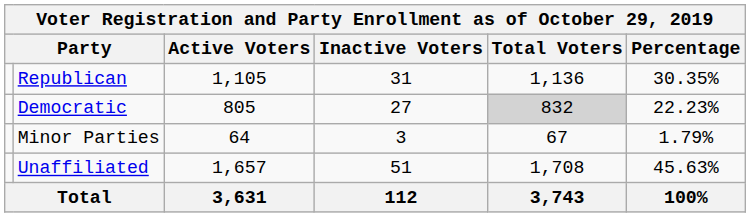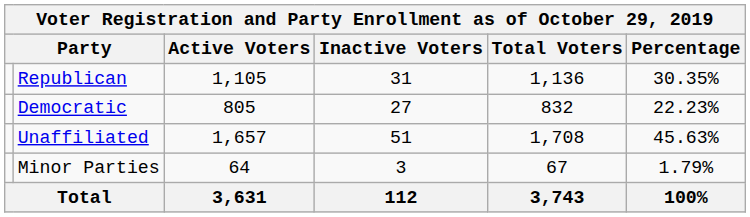(557, 109) lightgrey background -> (557, 109) no background
rows swapped: (83, 168) <-> (89, 138)
